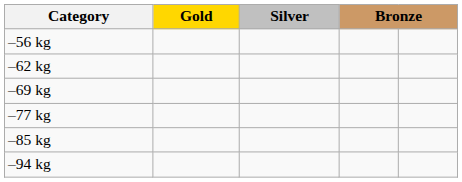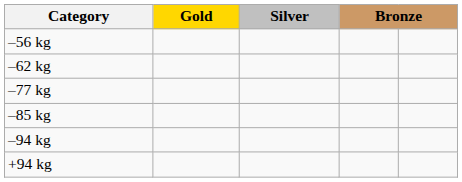- row: (29, 90)
+ row: (30, 164)
